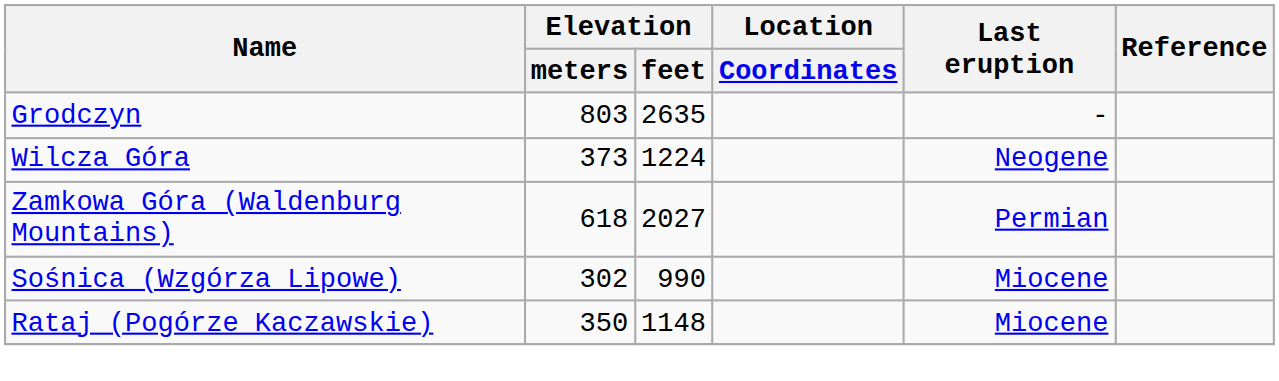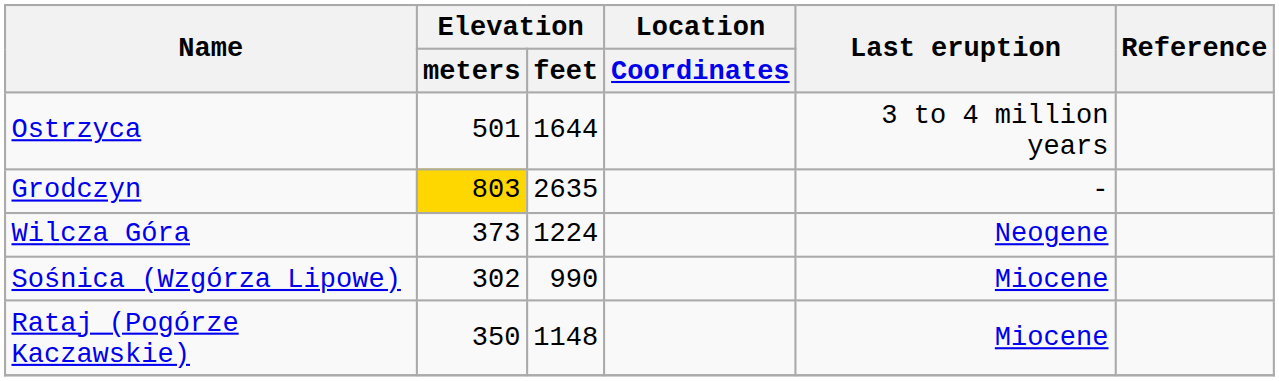+ row: (76, 131)
(604, 115) no background -> (496, 190) gold background
- row: (206, 219)
